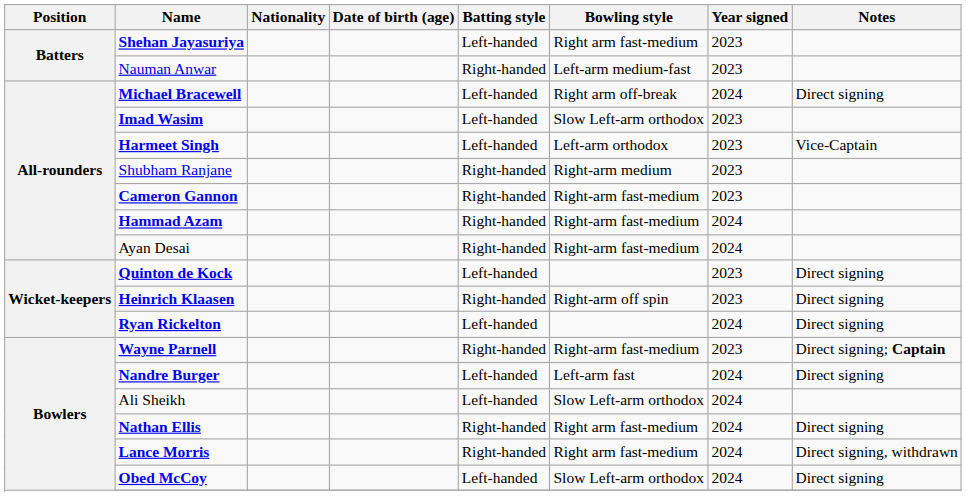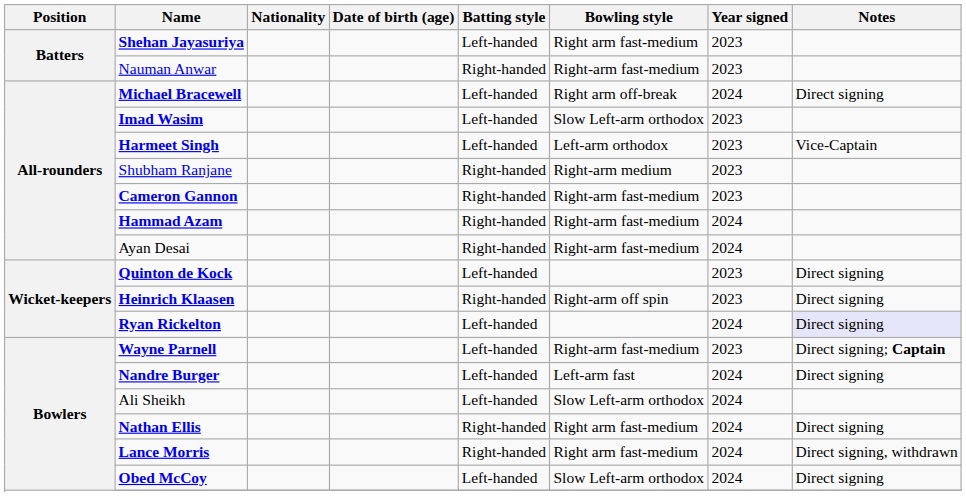(622, 68) Left-arm medium-fast -> (626, 68) Right-arm fast-medium
(840, 323) no background -> (840, 323) lavender background
(504, 349) Right-handed -> (500, 349) Left-handed
